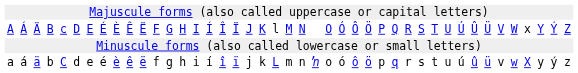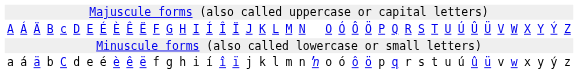(276, 29) l -> (276, 29) L
(527, 29) x -> (527, 29) X
(276, 62) L -> (276, 62) l
(527, 62) X -> (527, 62) x
